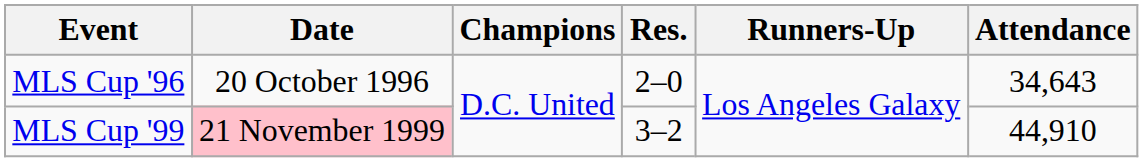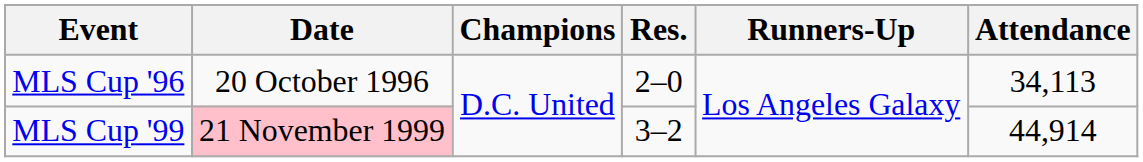(1053, 80) 34,643 -> (1053, 80) 34,113
(1053, 130) 44,910 -> (1053, 130) 44,914
